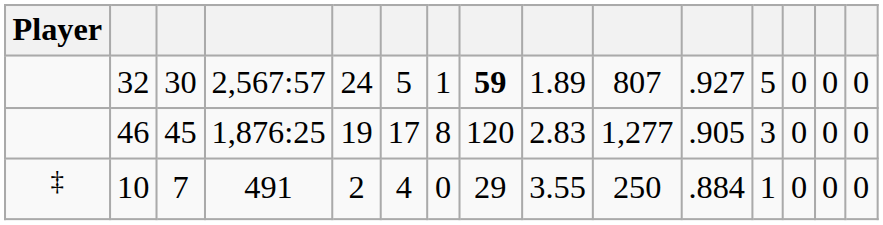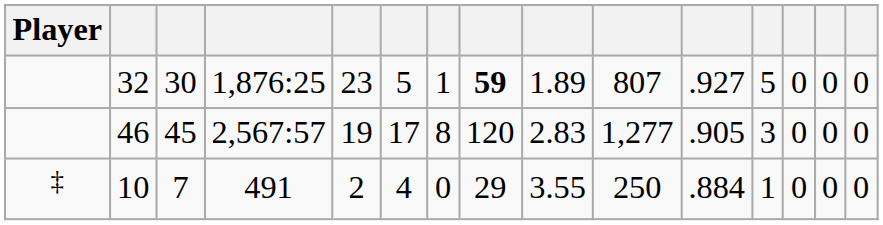(269, 81) 2,567:57 -> (269, 81) 1,876:25
(357, 81) 24 -> (357, 81) 23
(269, 132) 1,876:25 -> (269, 132) 2,567:57
